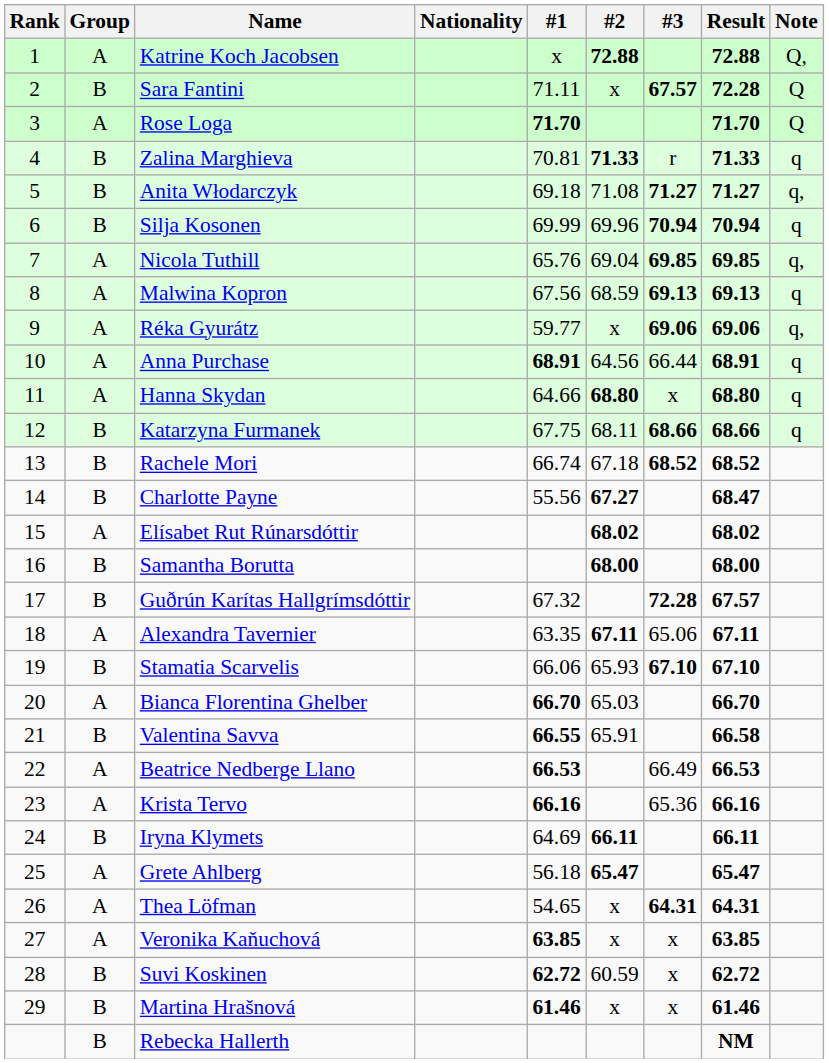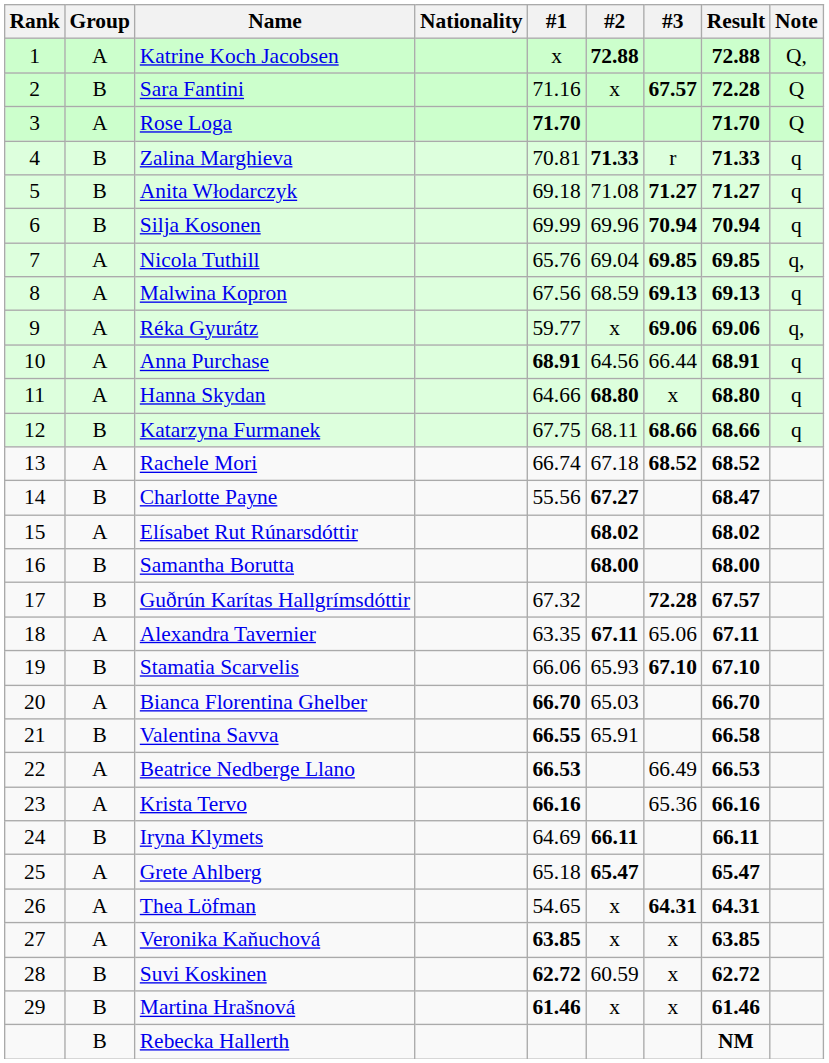(556, 89) 71.11 -> (556, 89) 71.16
(796, 191) q, -> (796, 191) q
(100, 463) B -> (100, 463) A
(556, 871) 56.18 -> (556, 871) 65.18
